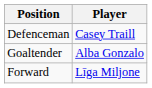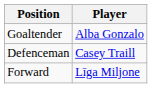rows swapped: (35, 53) <-> (38, 33)
